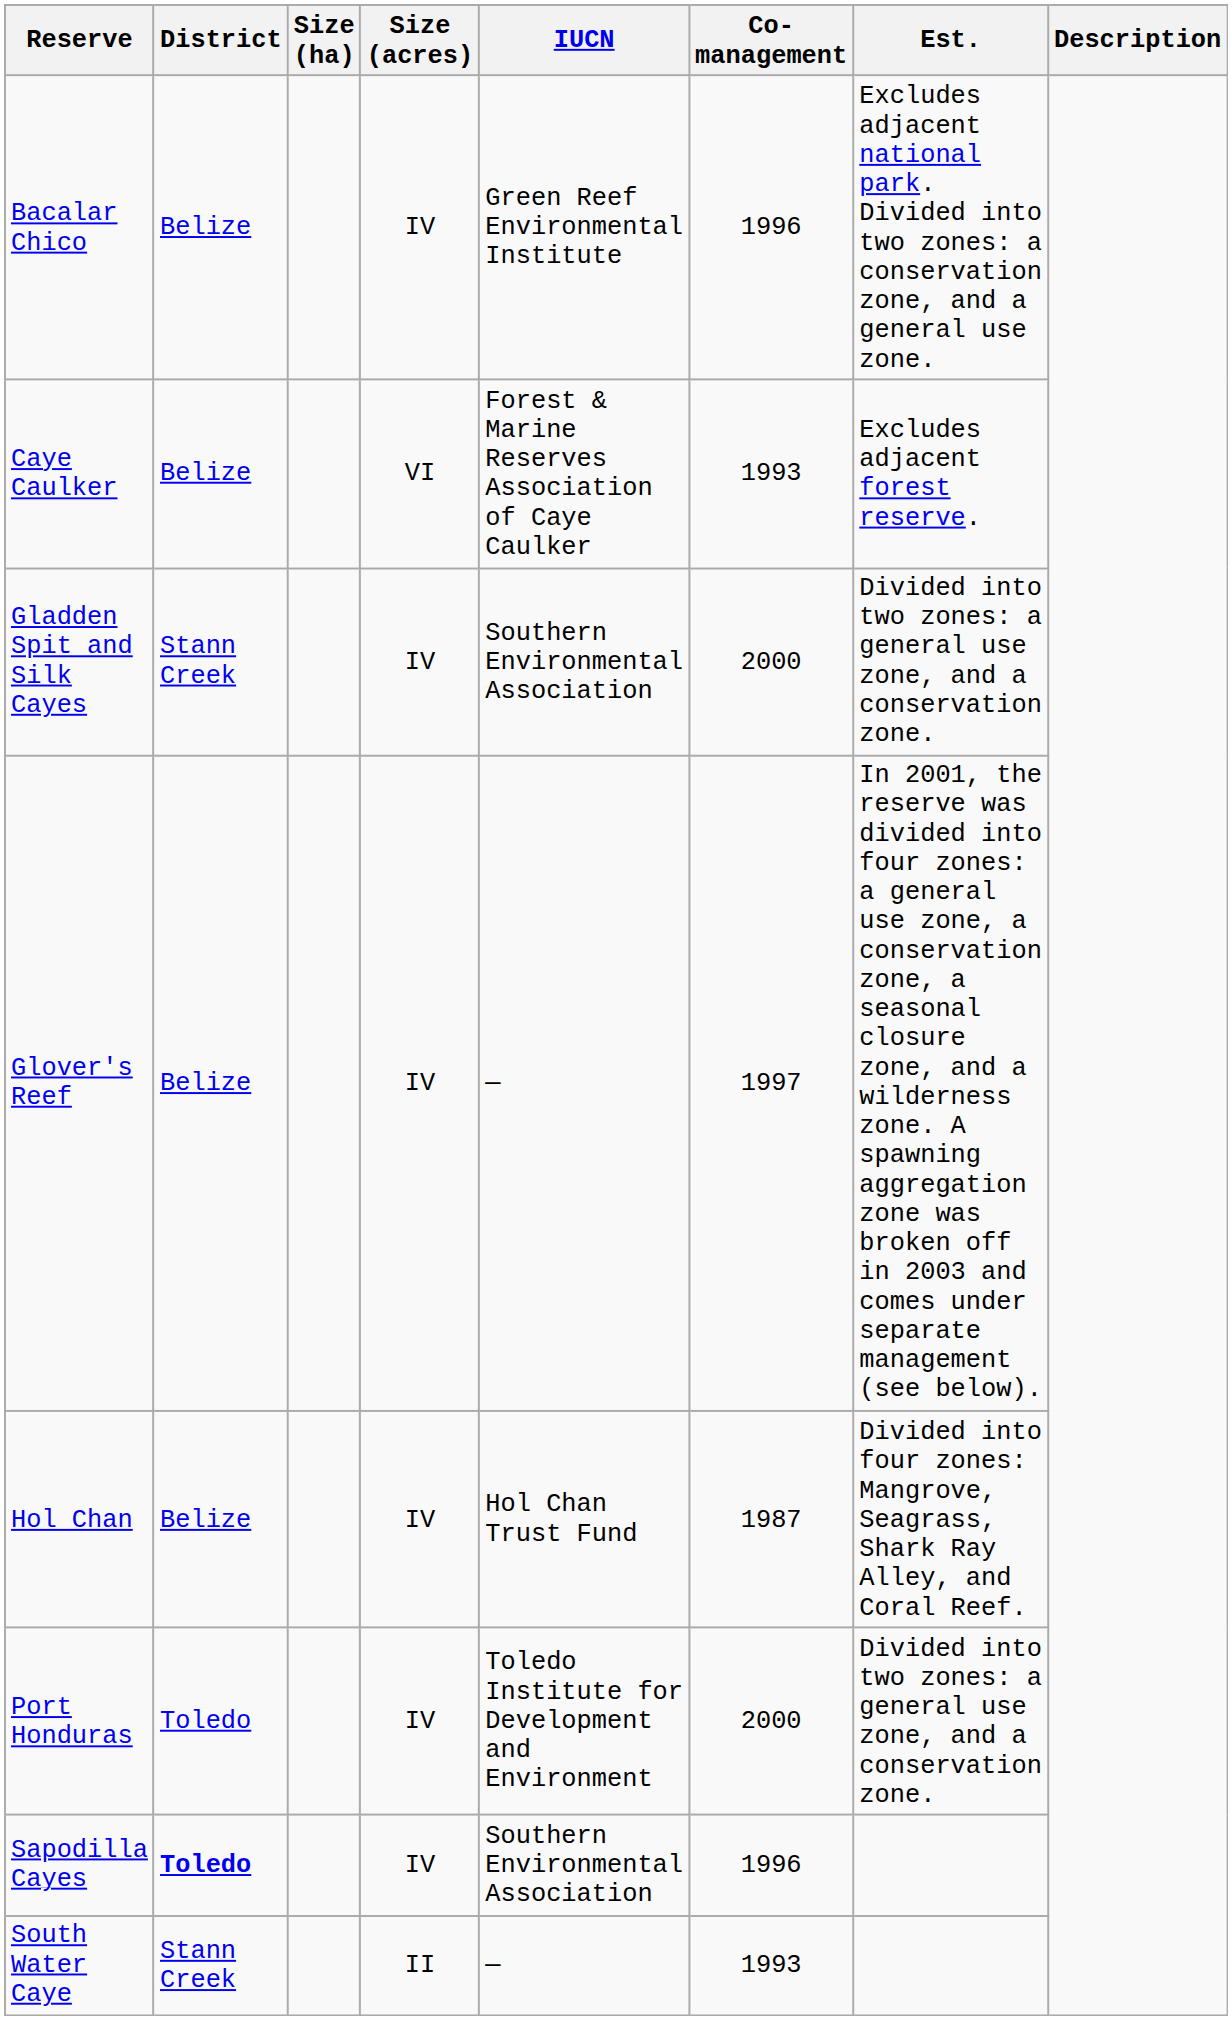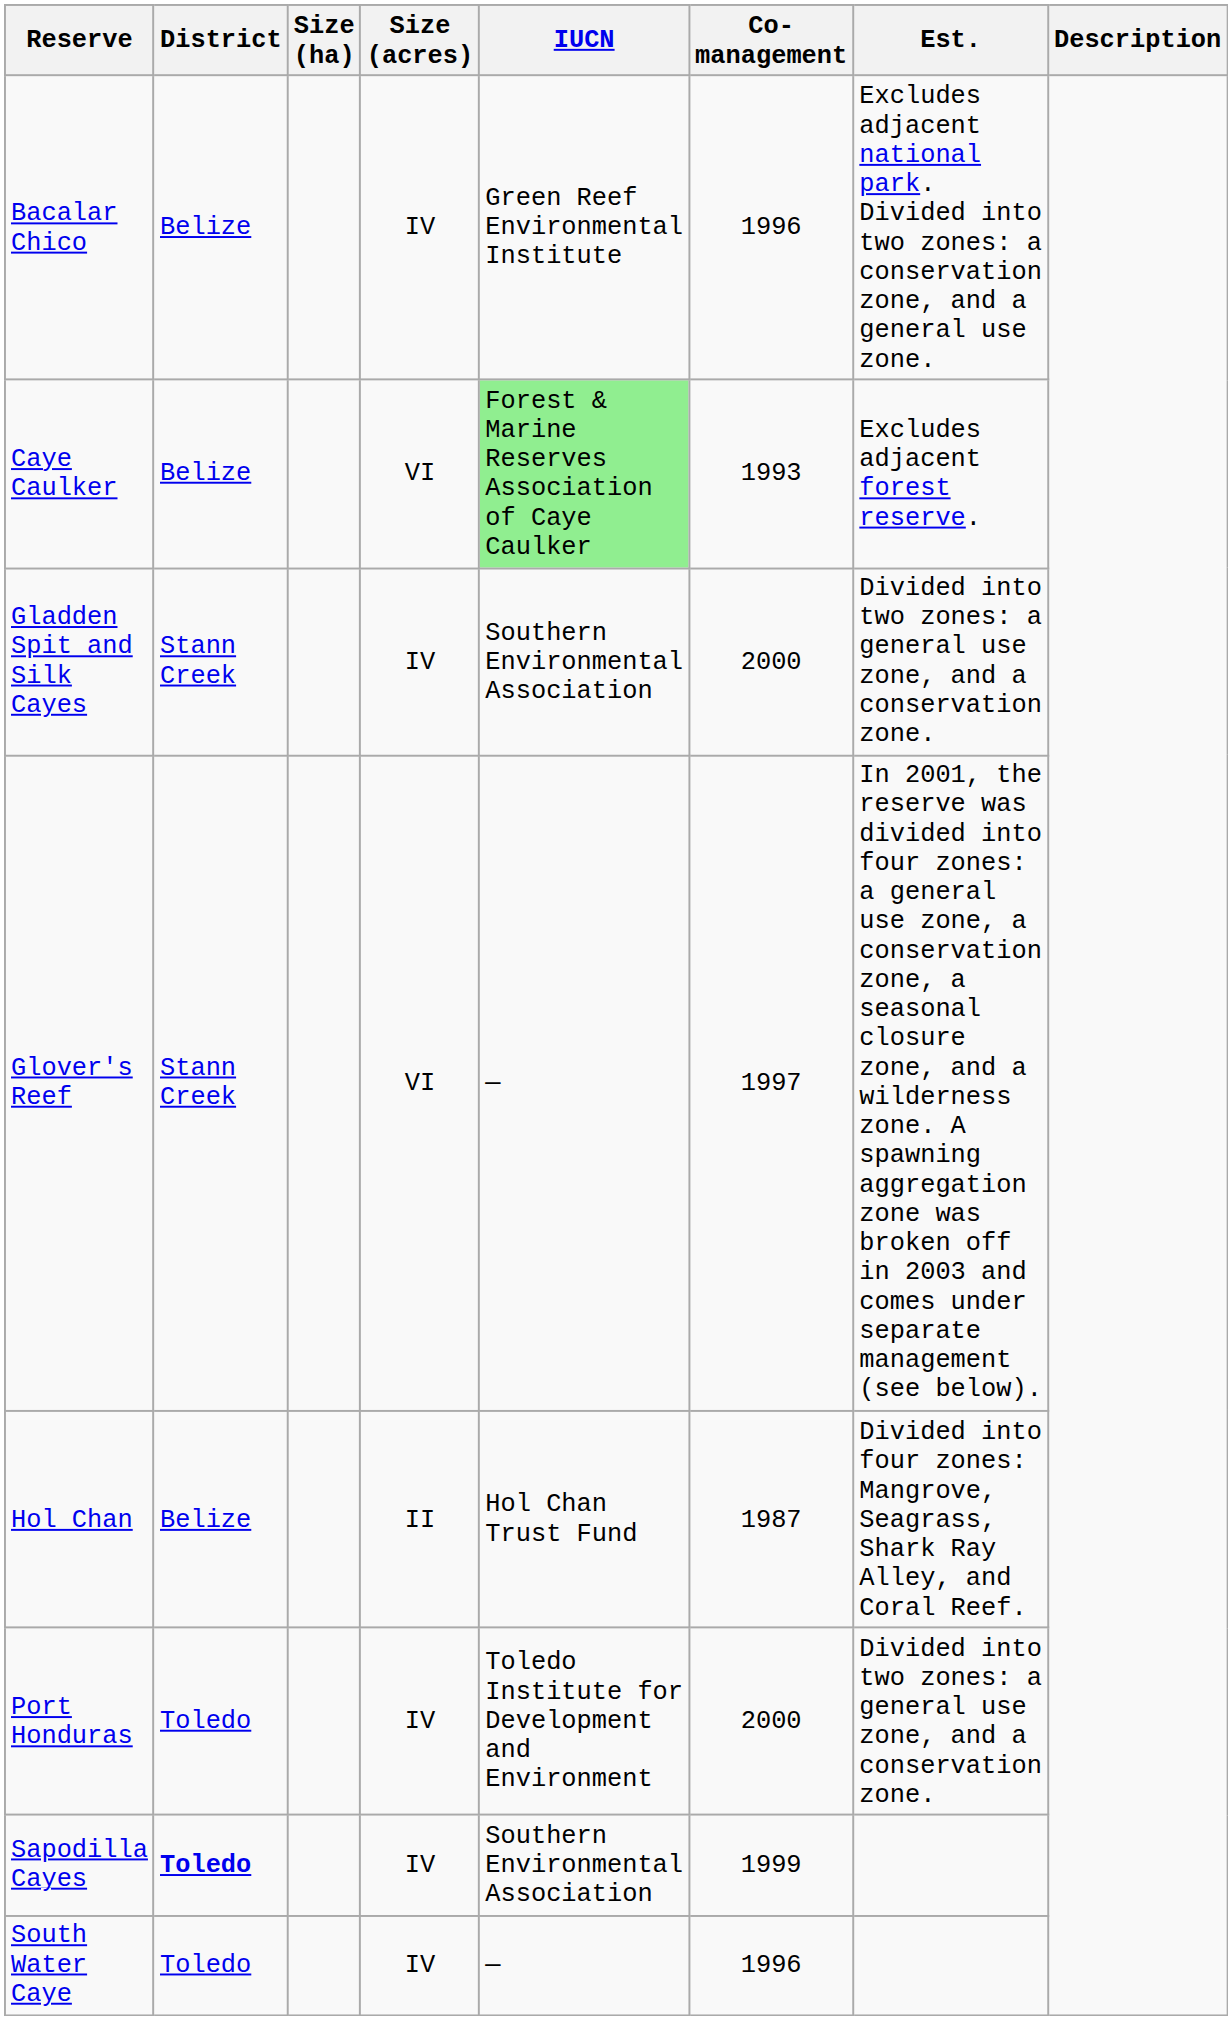(569, 474) no background -> (569, 474) lightgreen background
(206, 1083) Belize -> (198, 1083) Stann Creek
(420, 1083) IV -> (420, 1083) VI
(420, 1519) IV -> (420, 1519) II
(771, 1865) 1996 -> (771, 1865) 1999
(198, 1965) Stann Creek -> (206, 1965) Toledo
(420, 1965) II -> (420, 1965) IV
(771, 1965) 1993 -> (771, 1965) 1996
